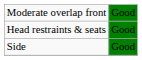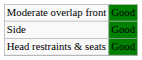rows swapped: (16, 47) <-> (56, 30)
